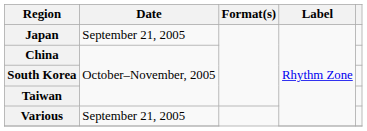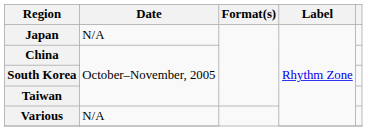(134, 34) September 21, 2005 -> (93, 34) N/A
(134, 116) September 21, 2005 -> (93, 116) N/A
